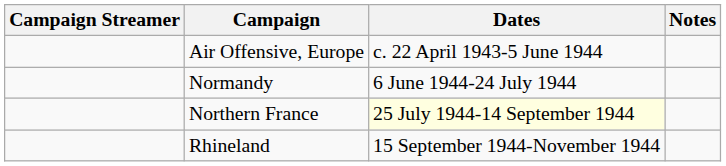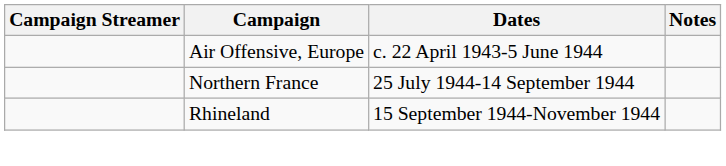- row: (231, 82)
(504, 113) lightyellow background -> (504, 82) no background
